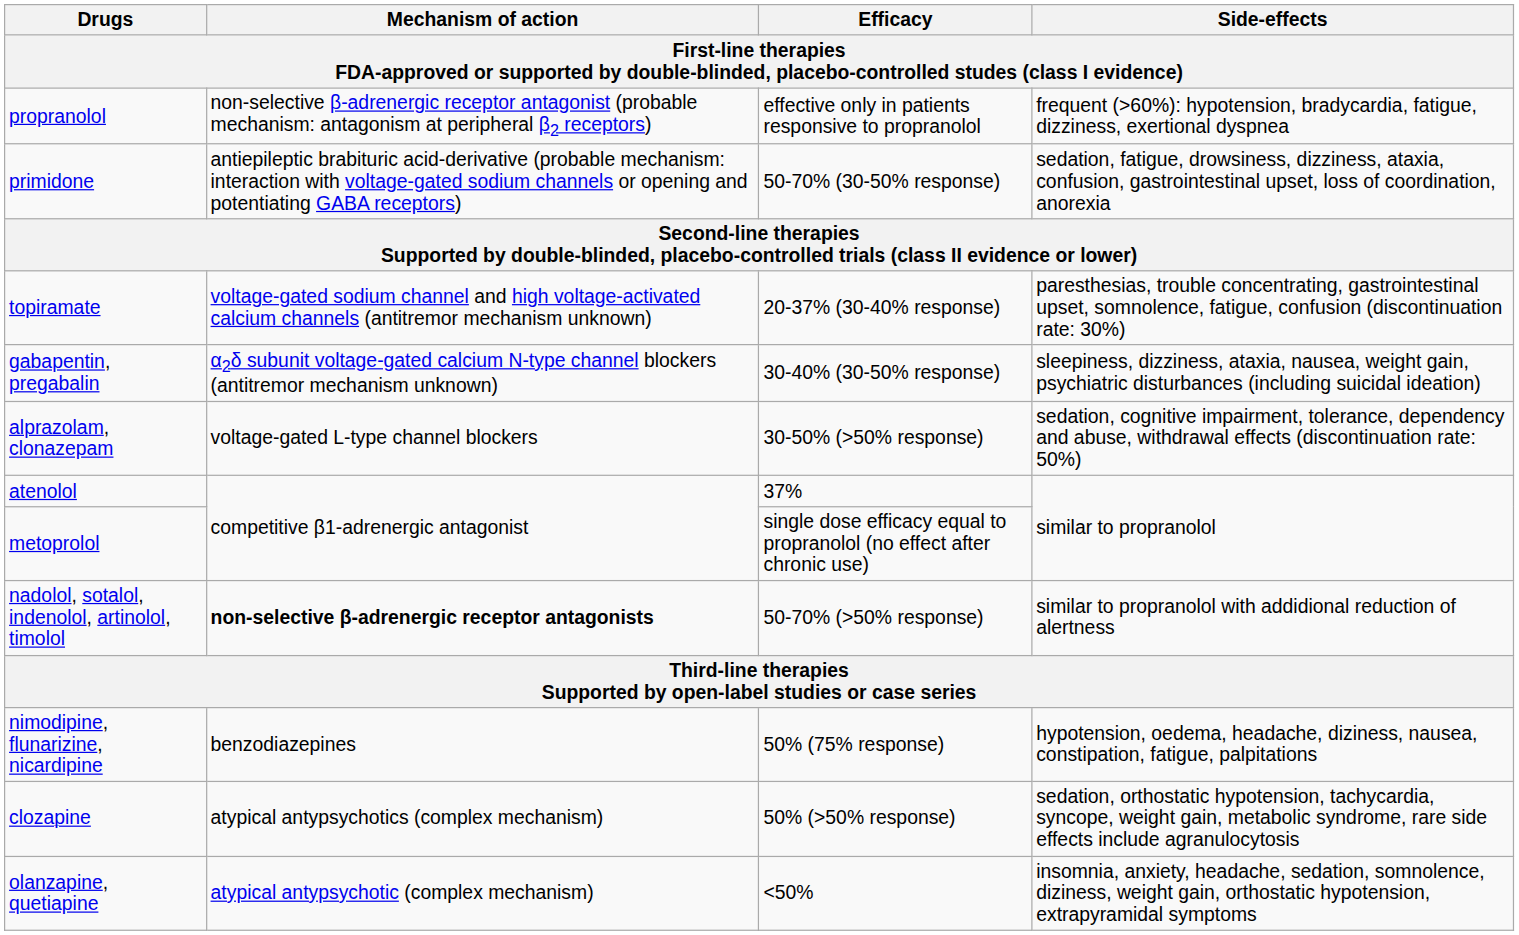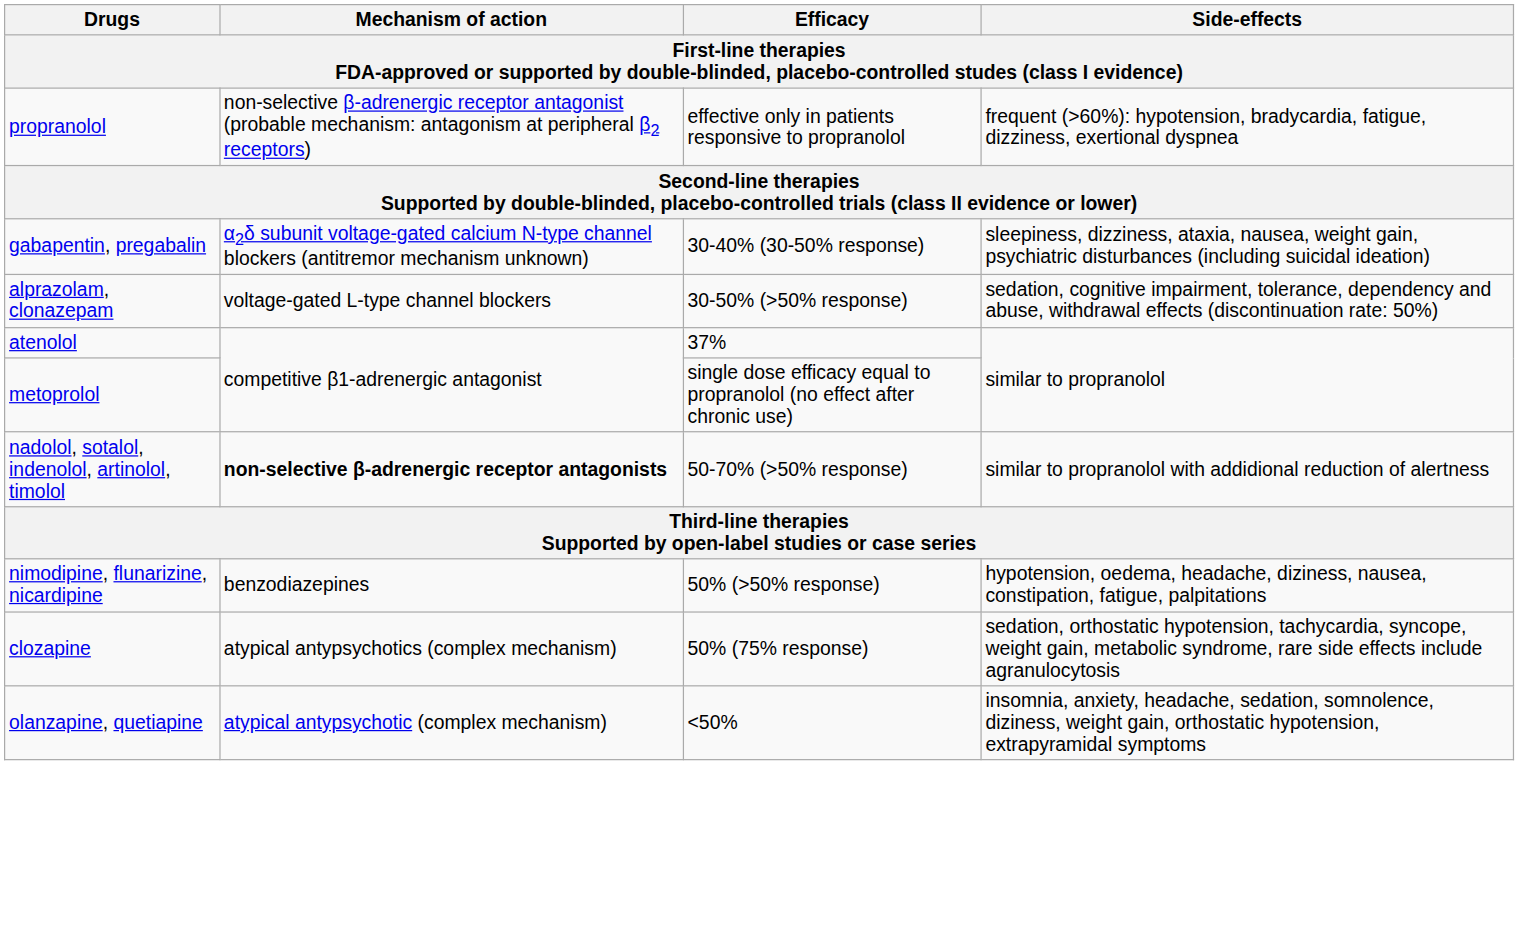- row: (52, 181)
- row: (55, 307)
(854, 744) 50% (75% response) -> (784, 585) 50% (>50% response)
(860, 818) 50% (>50% response) -> (778, 648) 50% (75% response)
